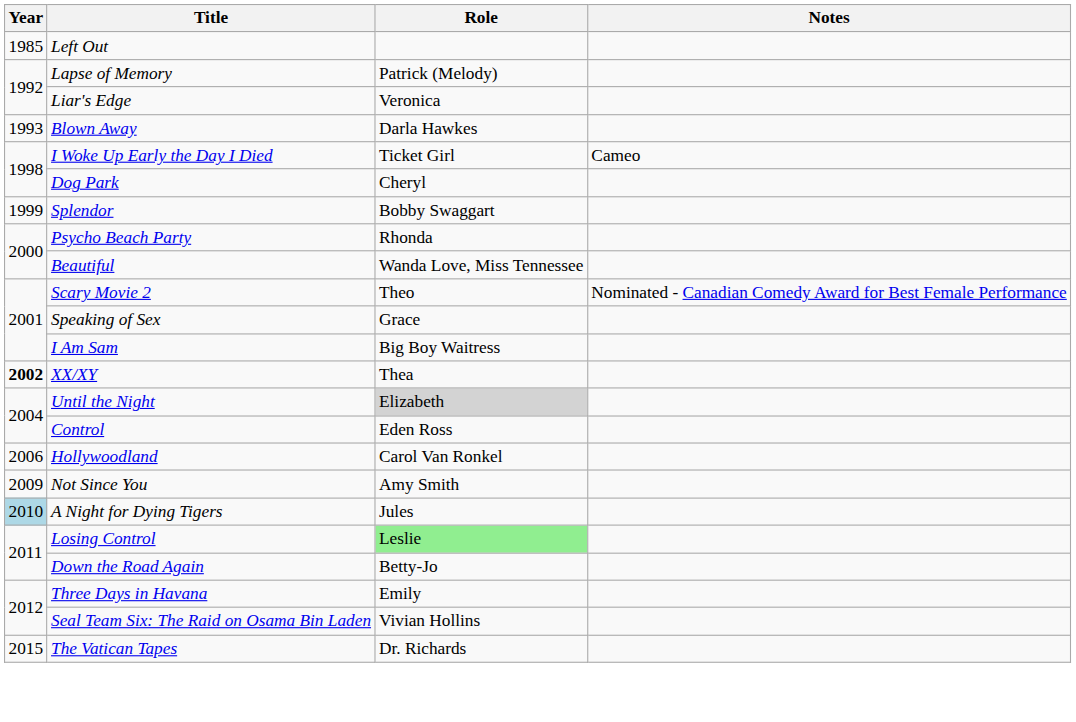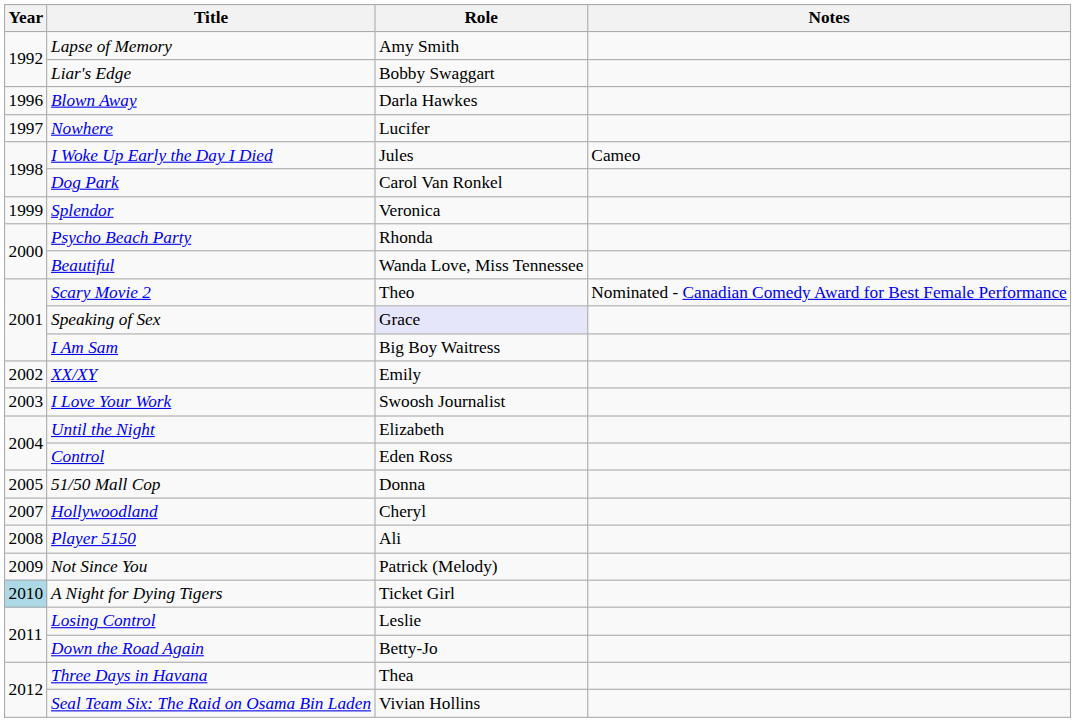- row: (80, 45)
(438, 73) Patrick (Melody) -> (419, 45) Amy Smith
(410, 100) Veronica -> (437, 73) Bobby Swaggart
(26, 127) 1993 -> (26, 100) 1996
+ row: (82, 127)
(417, 155) Ticket Girl -> (396, 155) Jules
(403, 182) Cheryl -> (441, 182) Carol Van Ronkel
(437, 210) Bobby Swaggart -> (410, 210) Veronica
(400, 319) no background -> (400, 319) lavender background
(26, 374) bold -> (26, 374) normal
(396, 374) Thea -> (400, 374) Emily
+ row: (111, 401)
(412, 401) lightgrey background -> (412, 429) no background
+ row: (106, 484)
(26, 456) 2006 -> (26, 511) 2007
(441, 456) Carol Van Ronkel -> (403, 511) Cheryl
+ row: (94, 538)
(419, 484) Amy Smith -> (438, 566) Patrick (Melody)
(396, 511) Jules -> (417, 593) Ticket Girl
(400, 538) lightgreen background -> (400, 621) no background
(400, 593) Emily -> (396, 675) Thea
- row: (114, 648)
